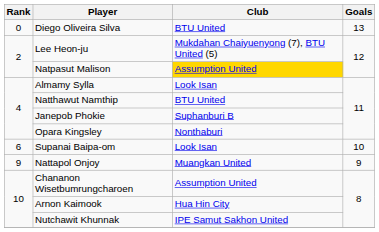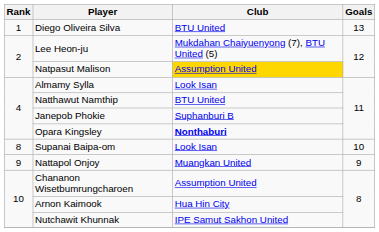(18, 27) 0 -> (18, 27) 1
(199, 131) normal -> (201, 131) bold
(18, 147) 6 -> (18, 147) 8
